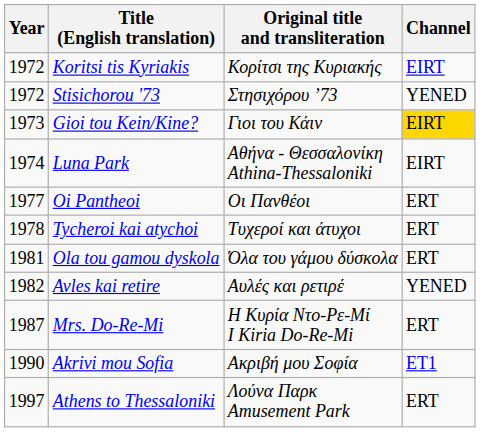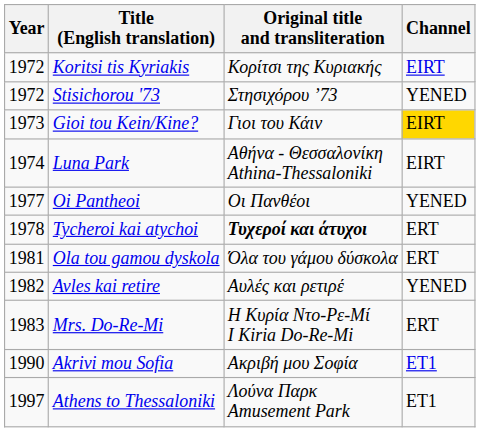(422, 201) ERT -> (436, 201) YENED
(294, 229) normal -> (297, 229) bold
(27, 324) 1987 -> (27, 324) 1983
(422, 401) ERT -> (421, 401) ET1
